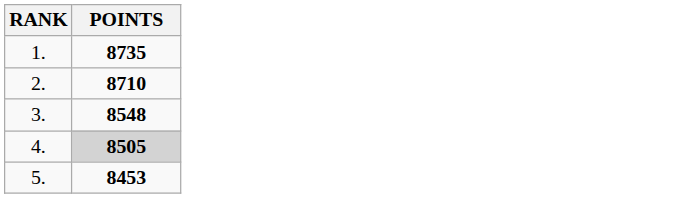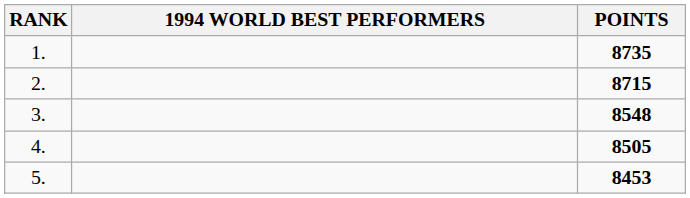+ column: (325, 20)
(126, 83) 8710 -> (631, 83) 8715
(126, 146) lightgrey background -> (631, 146) no background
